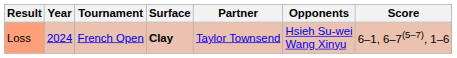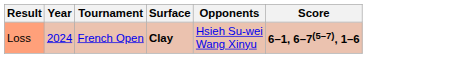- column: (238, 13)
(404, 37) normal -> (314, 37) bold
